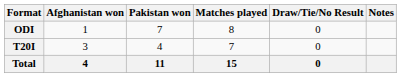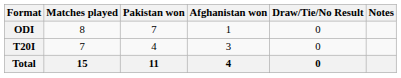columns swapped: (231, 13) <-> (85, 13)
